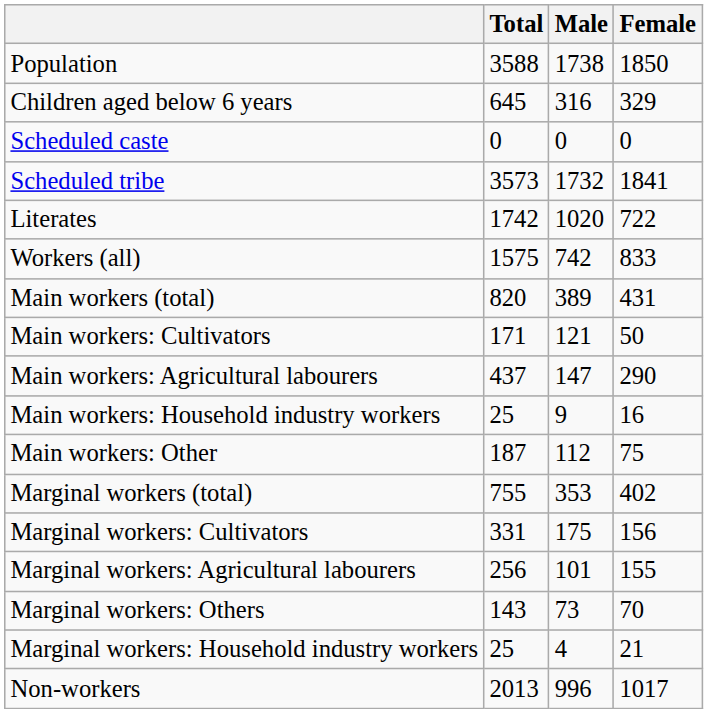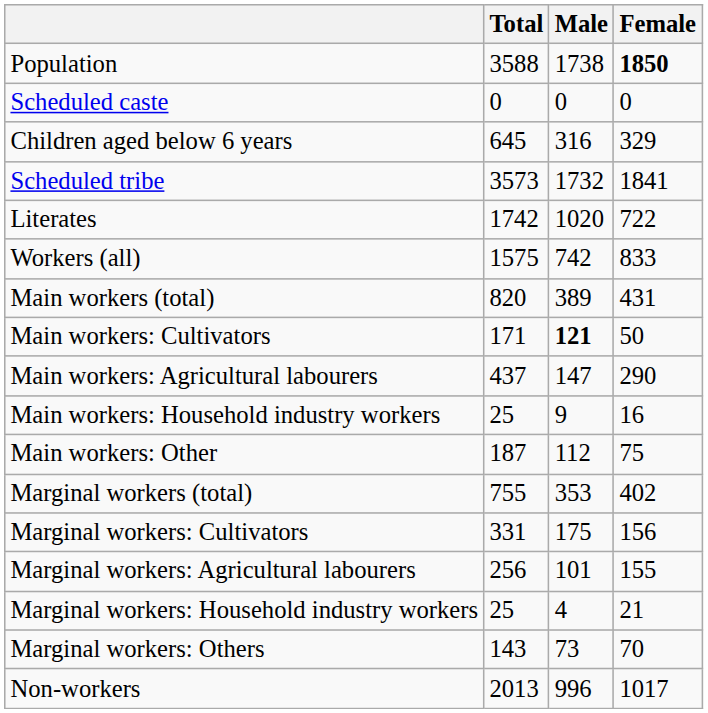(644, 63) normal -> (644, 63) bold
rows swapped: (151, 102) <-> (89, 141)
(573, 336) normal -> (573, 336) bold
rows swapped: (244, 649) <-> (137, 610)
